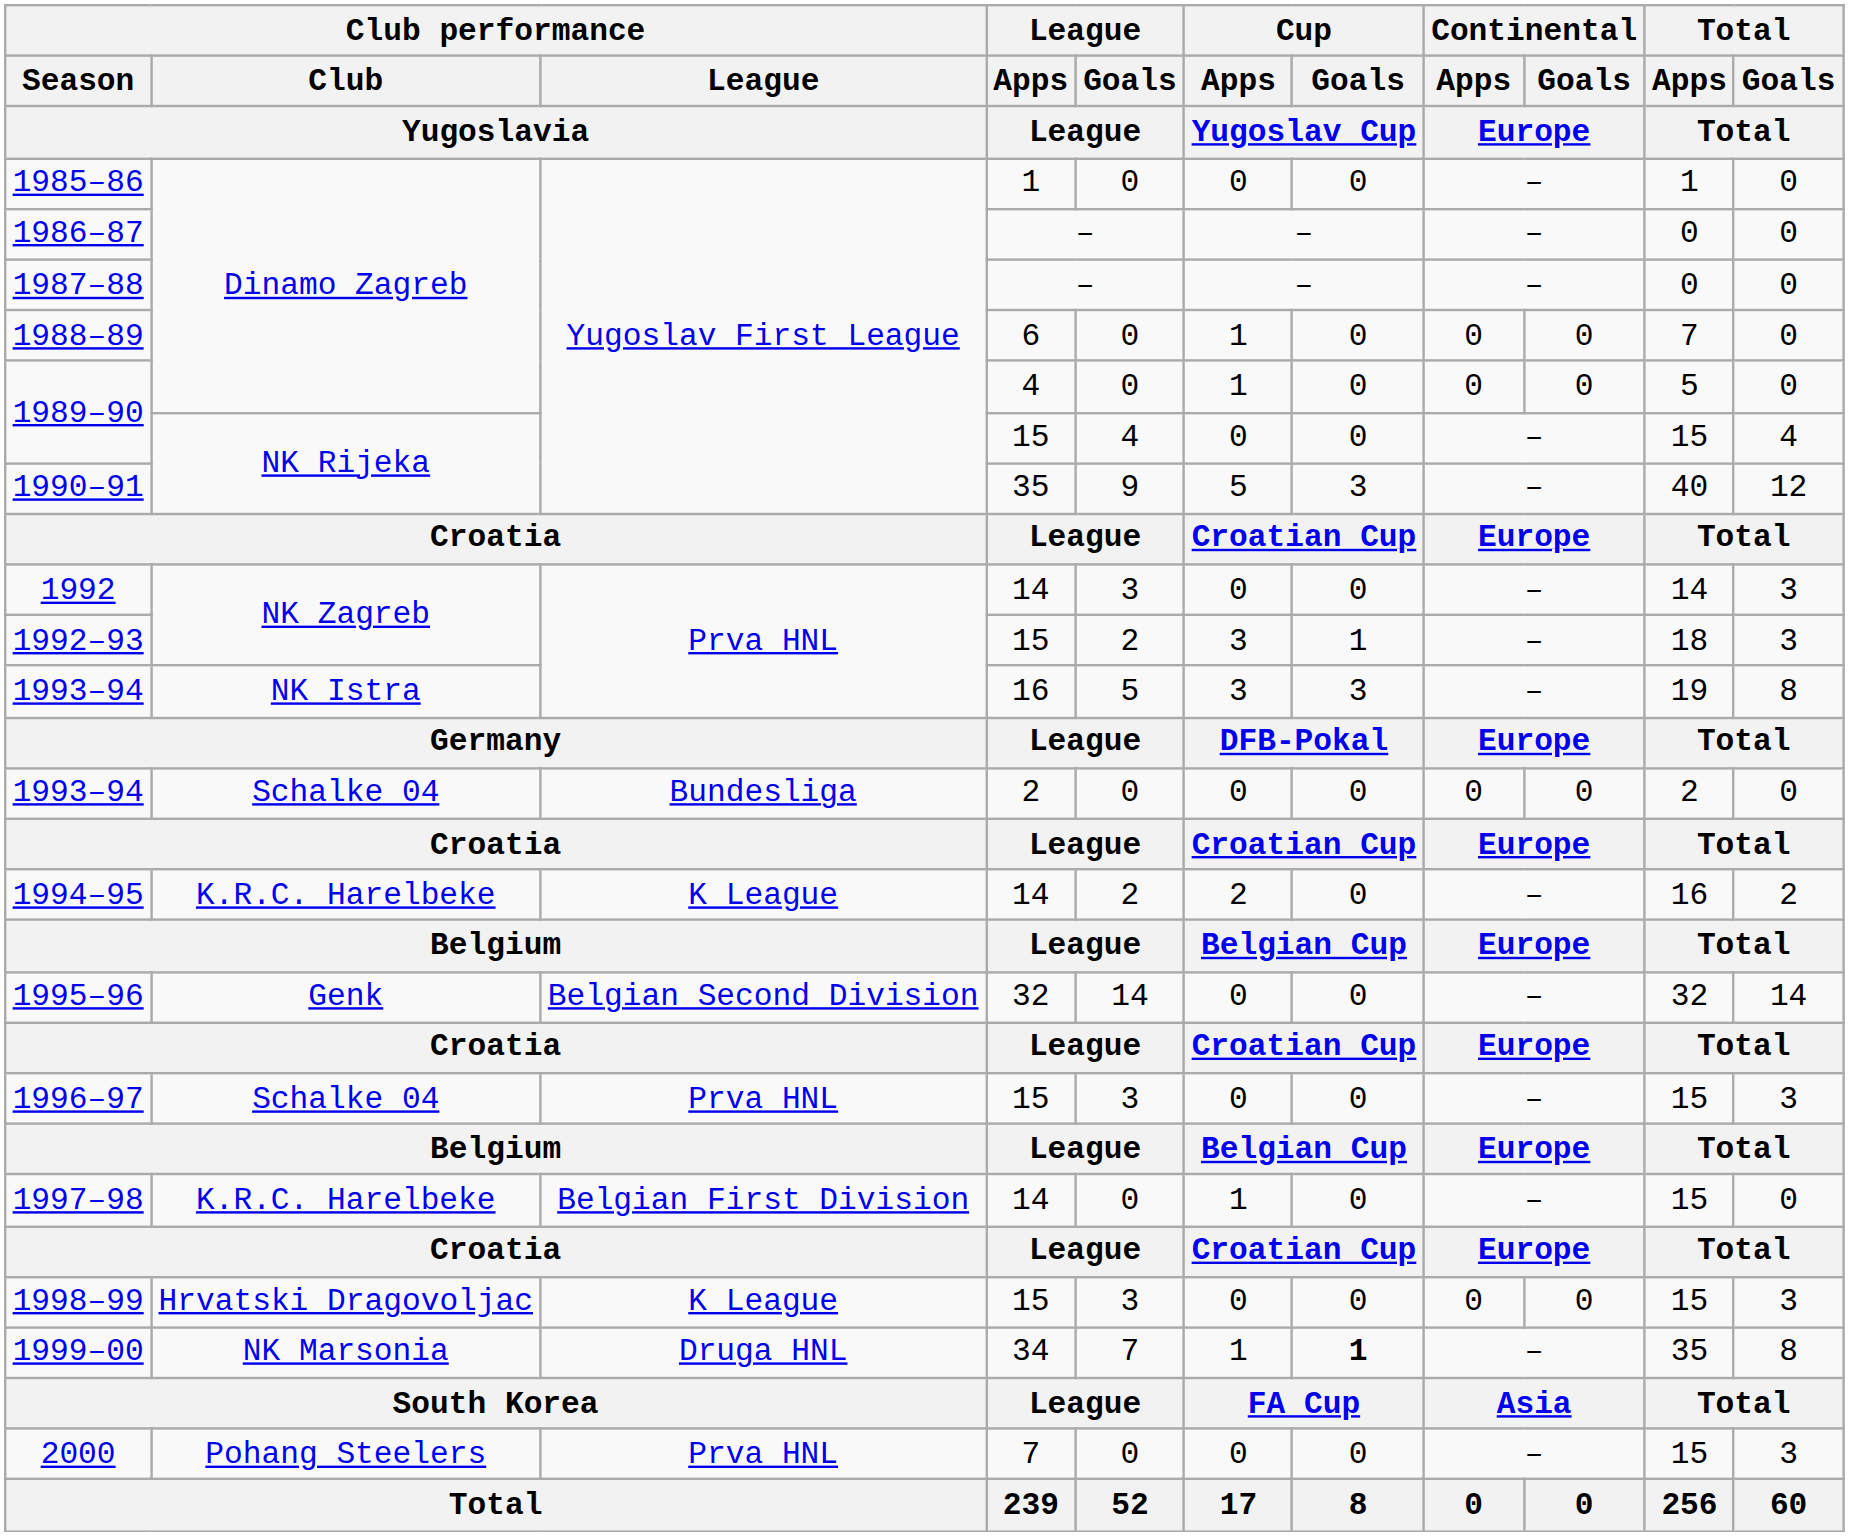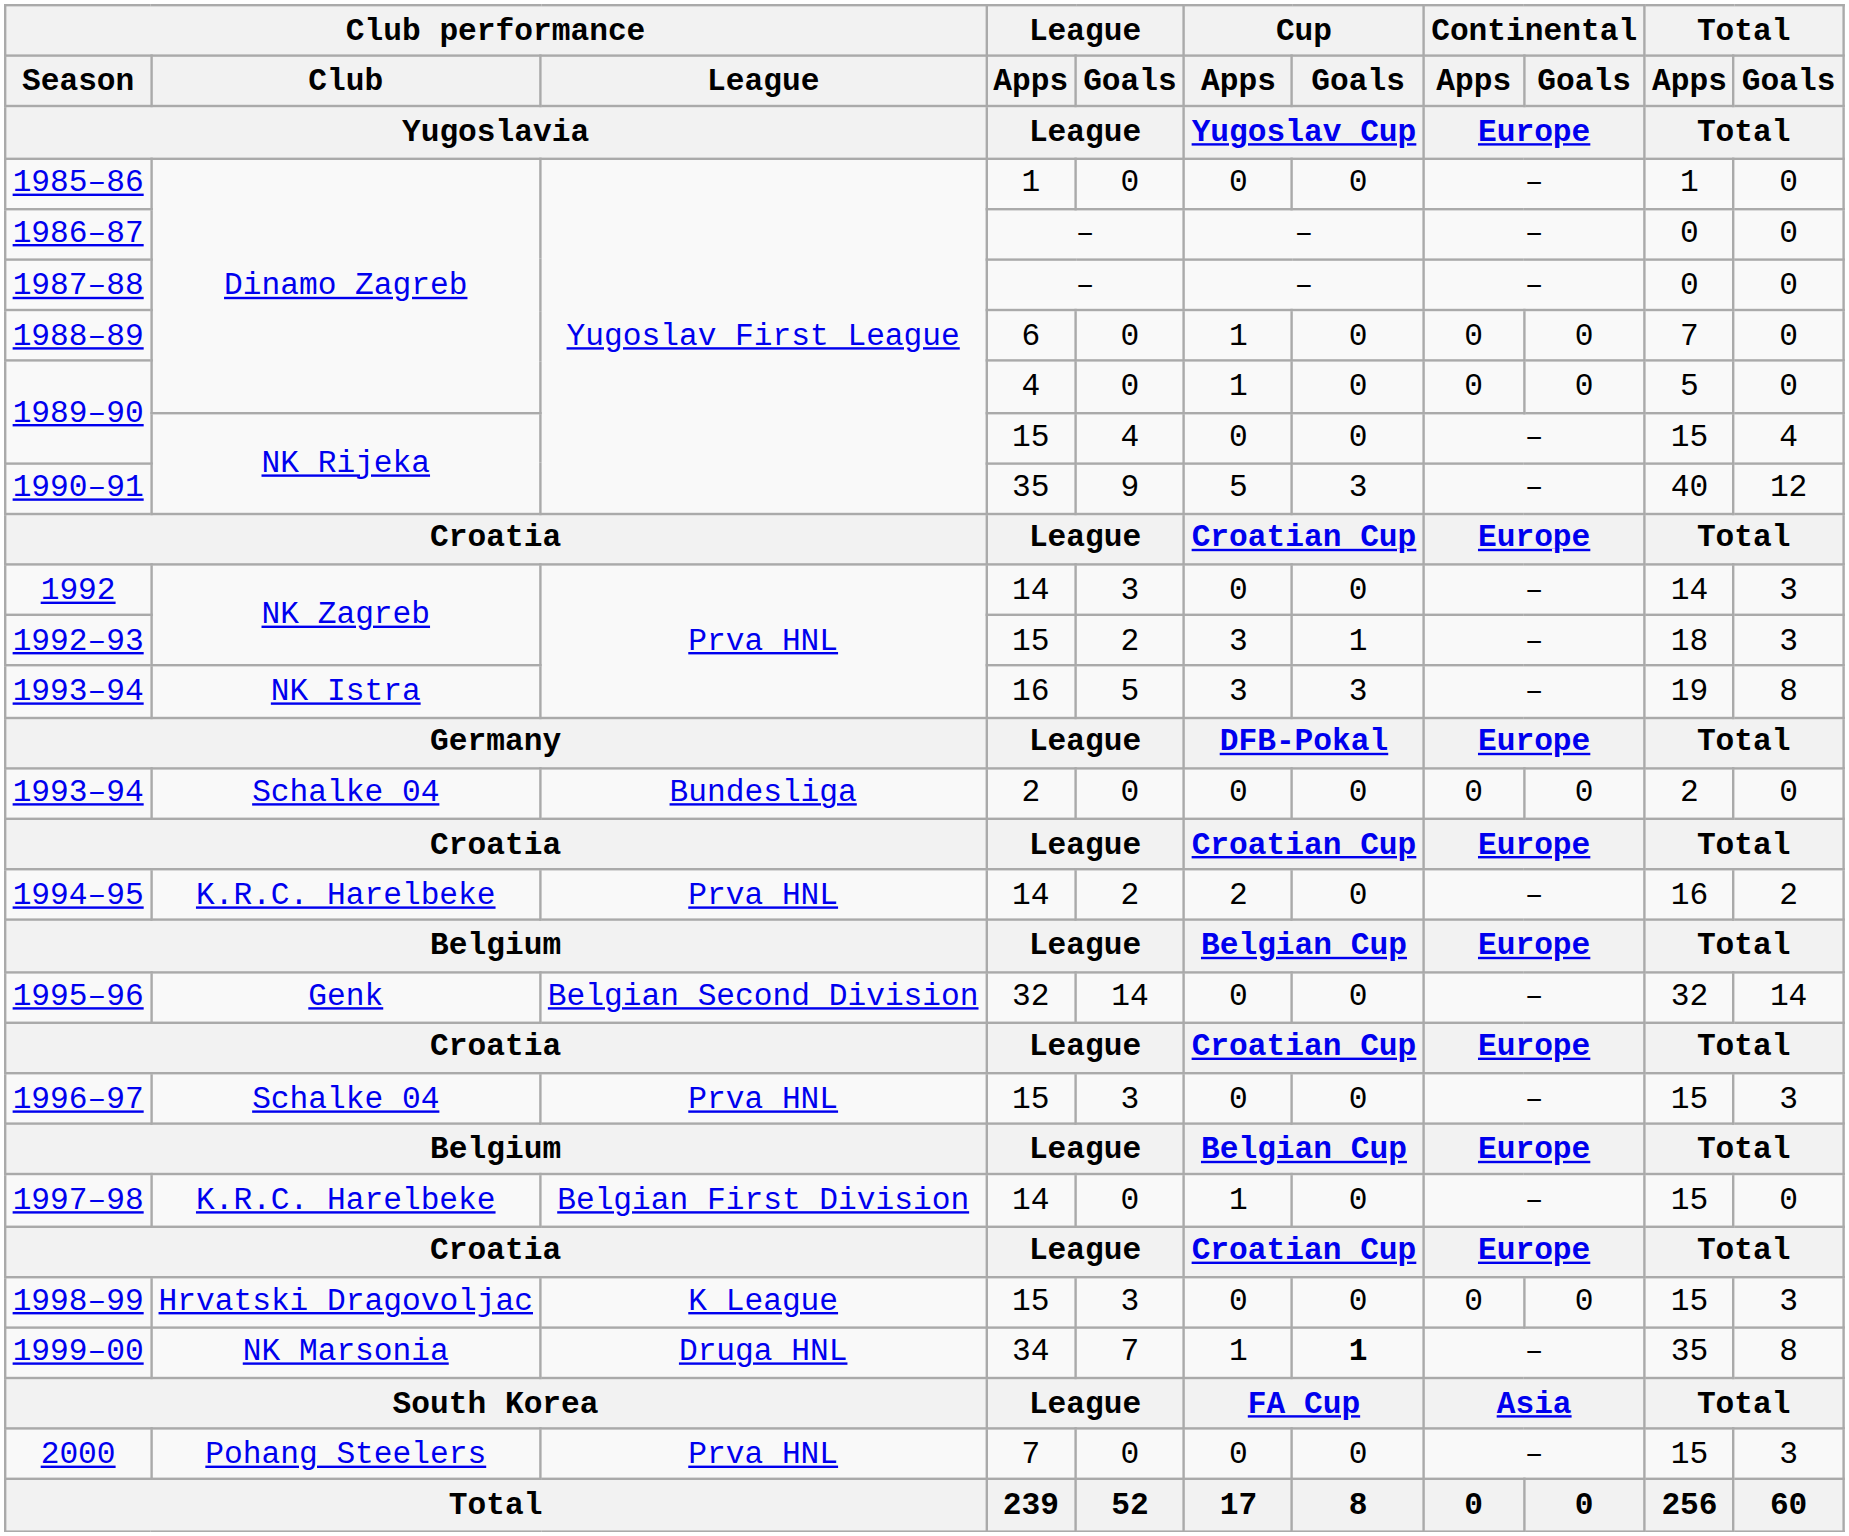(763, 895) K League -> (763, 895) Prva HNL
